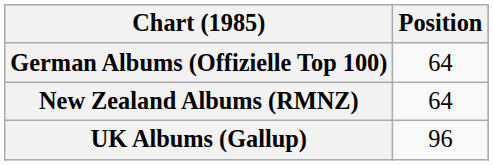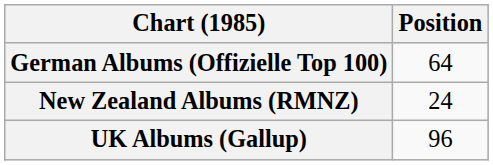(440, 100) 64 -> (440, 100) 24
